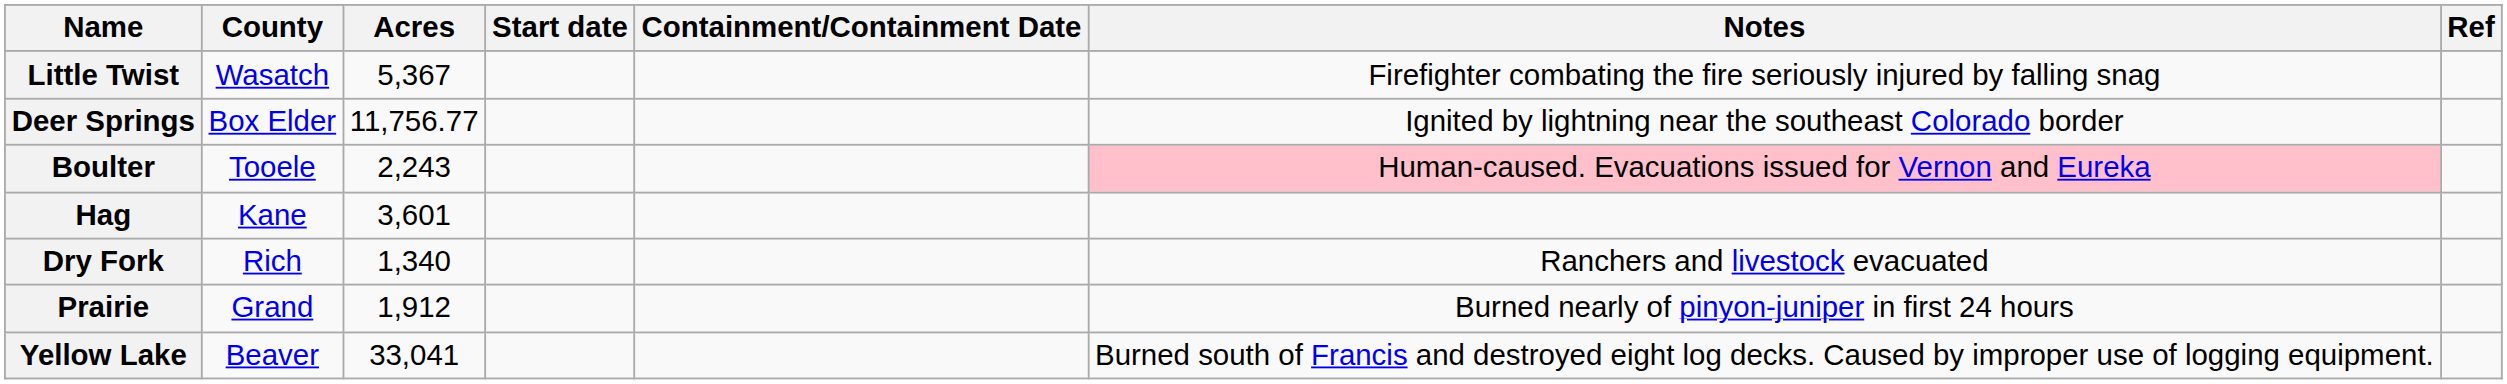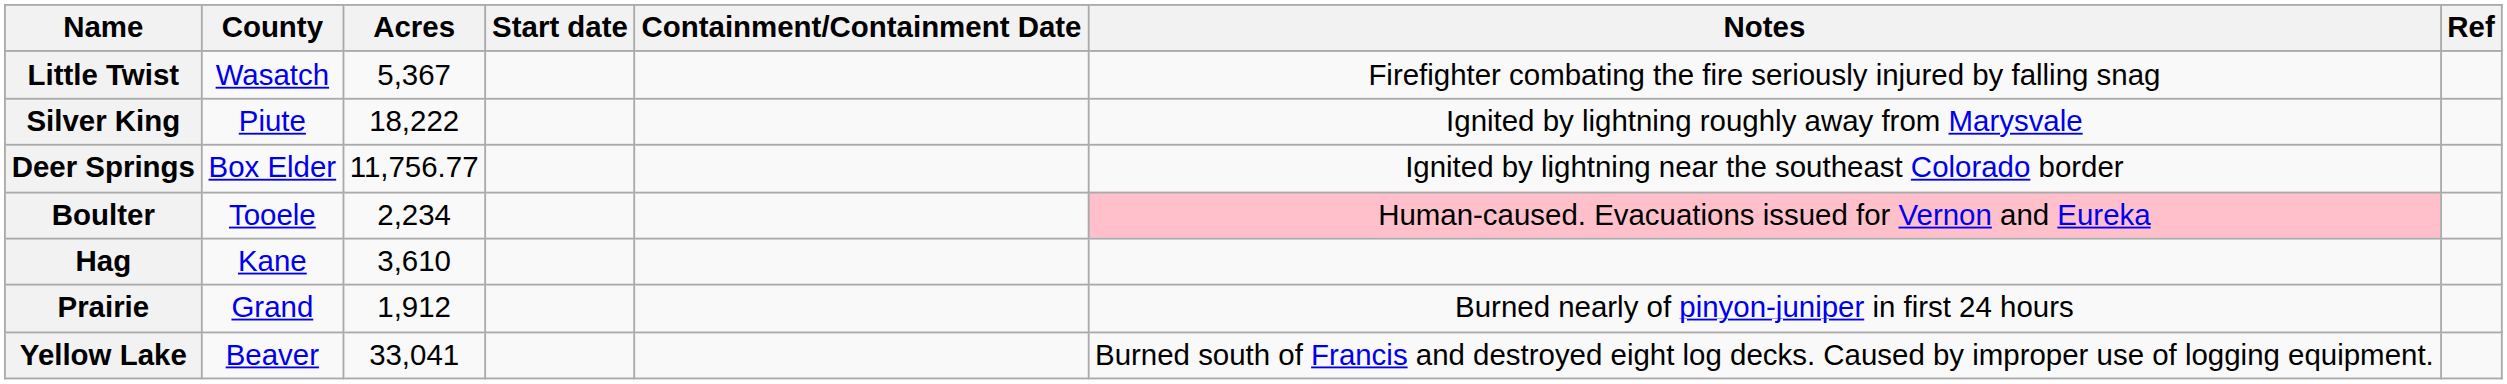+ row: (103, 121)
(414, 167) 2,243 -> (414, 214) 2,234
(414, 214) 3,601 -> (414, 261) 3,610
- row: (103, 261)
